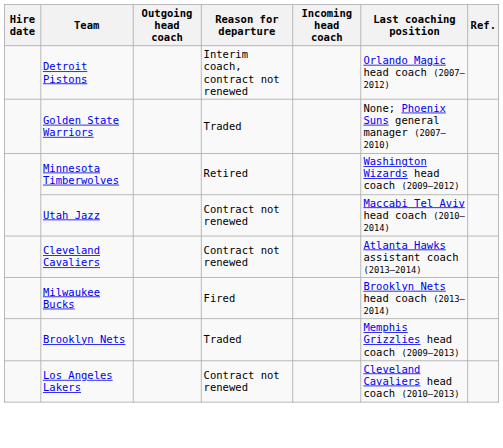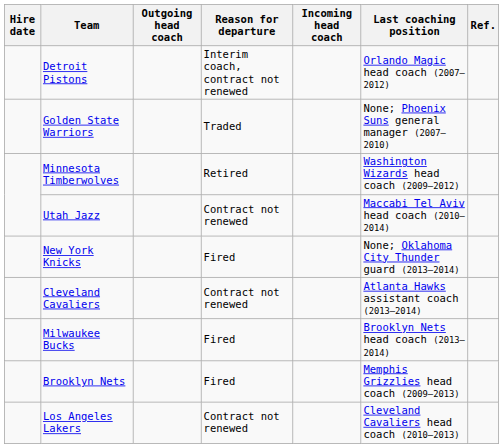+ row: (68, 257)
(223, 340) Traded -> (219, 381) Fired
